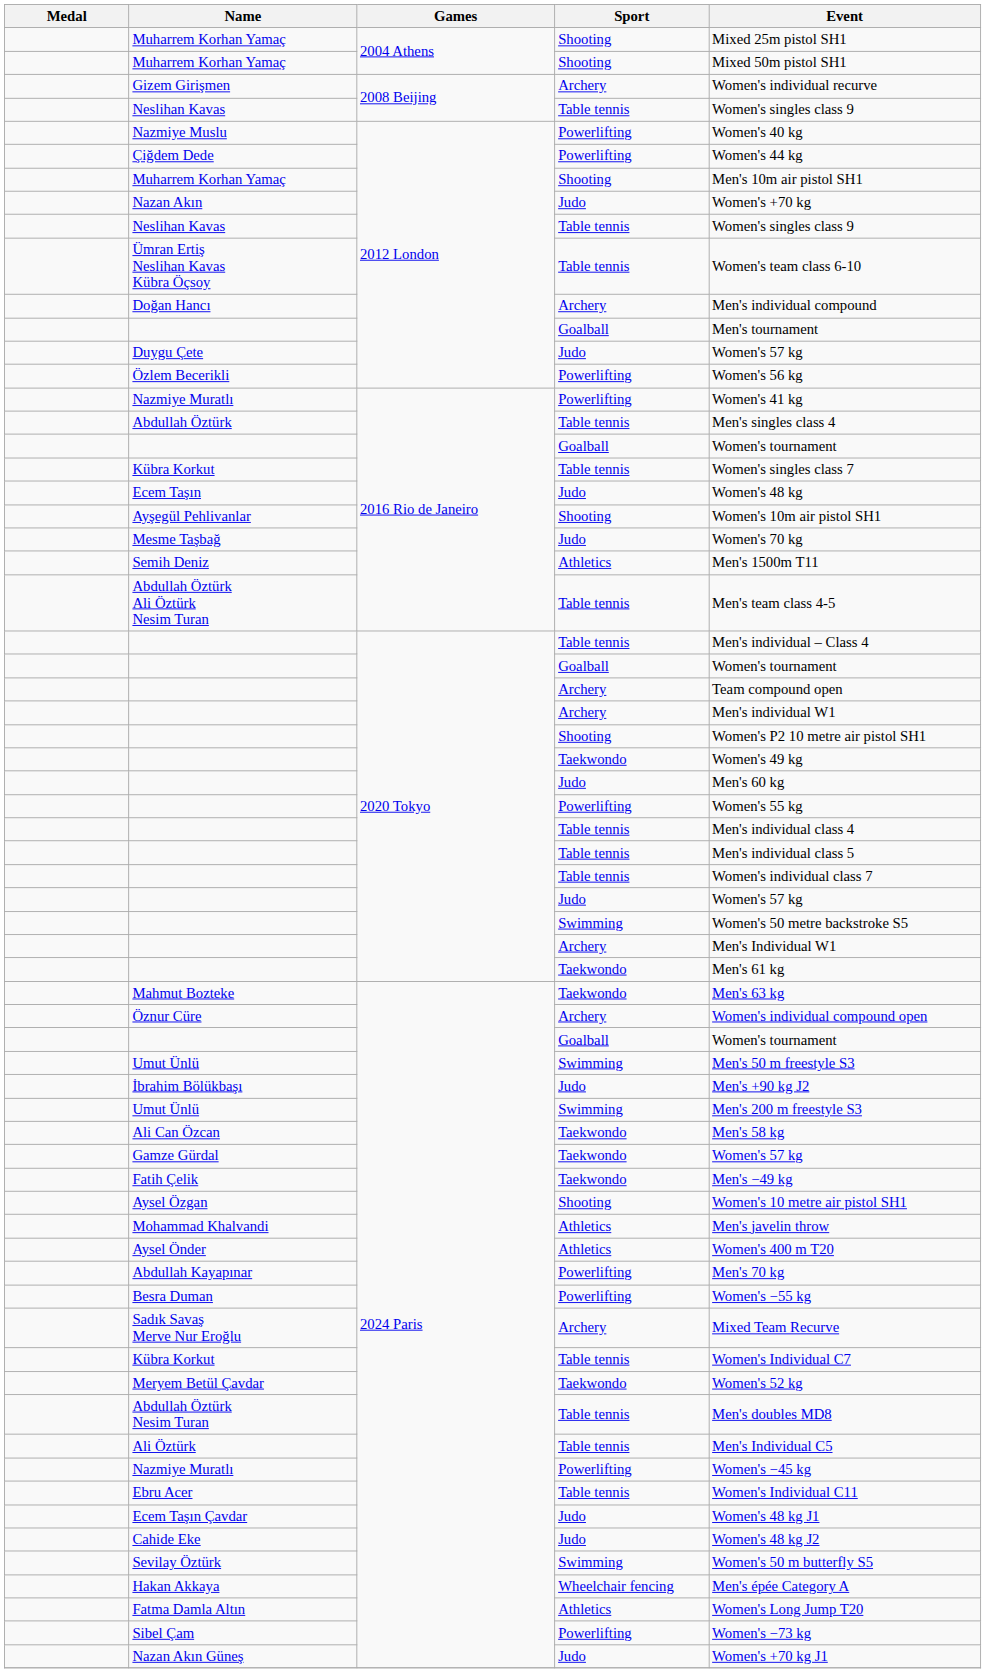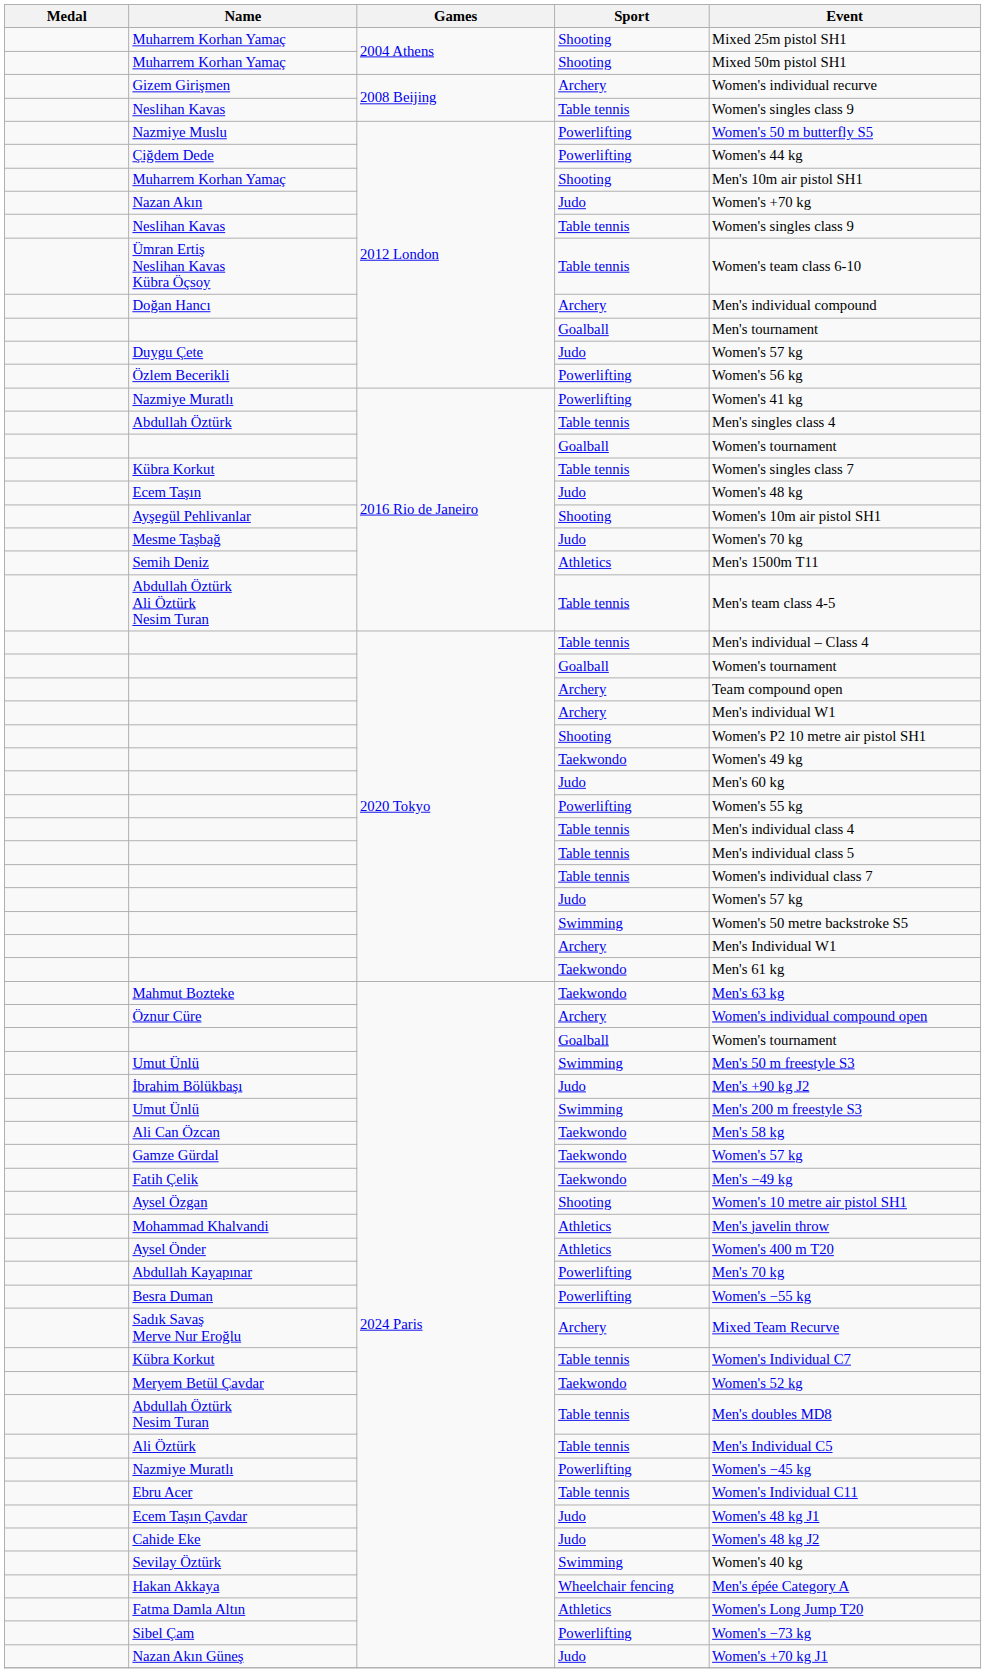(757, 132) Women's 40 kg -> (793, 132) Women's 50 m butterfly S5
(793, 1562) Women's 50 m butterfly S5 -> (757, 1562) Women's 40 kg
